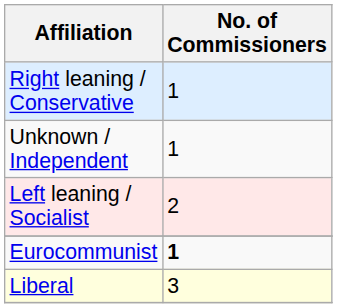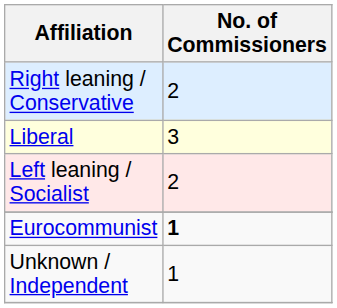(173, 91) 1 -> (173, 91) 2
rows swapped: (42, 285) <-> (69, 148)
